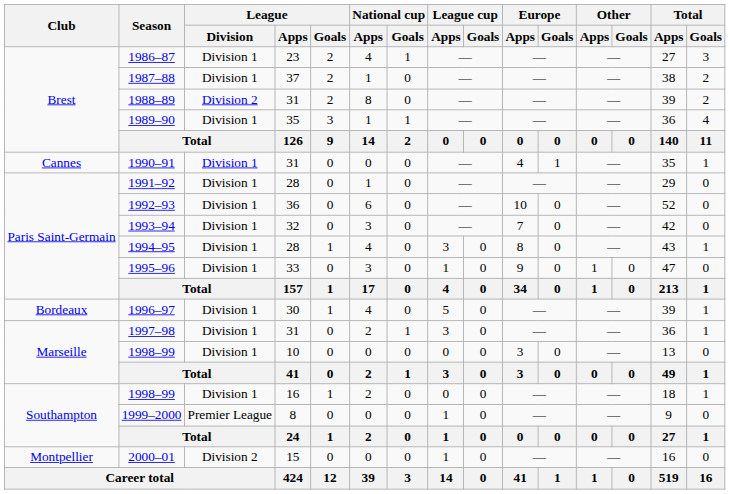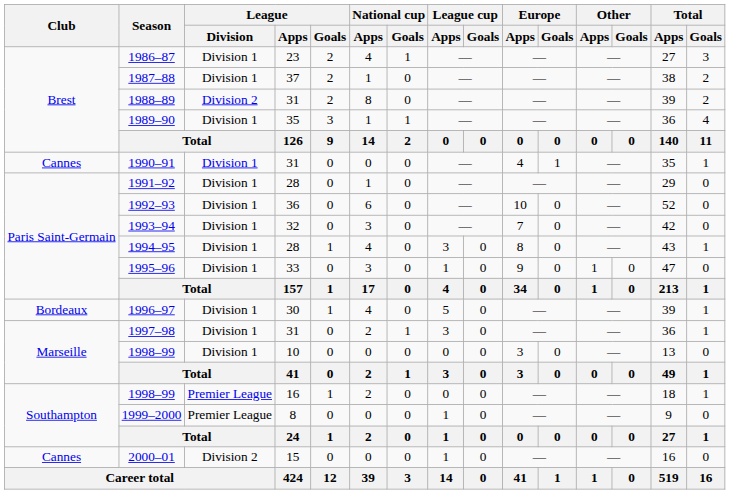(230, 394) Division 1 -> (230, 394) Premier League
(62, 457) Montpellier -> (62, 457) Cannes
